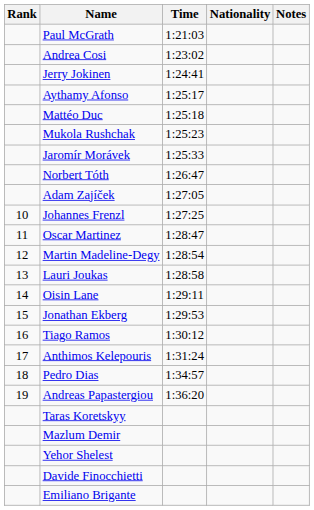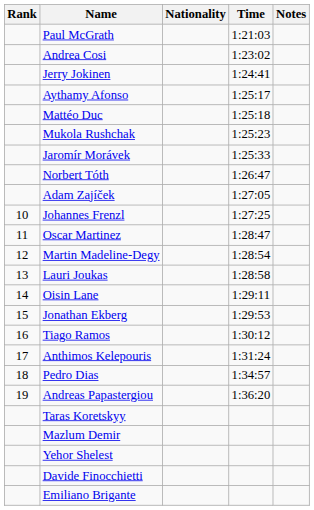columns swapped: (240, 14) <-> (185, 14)
